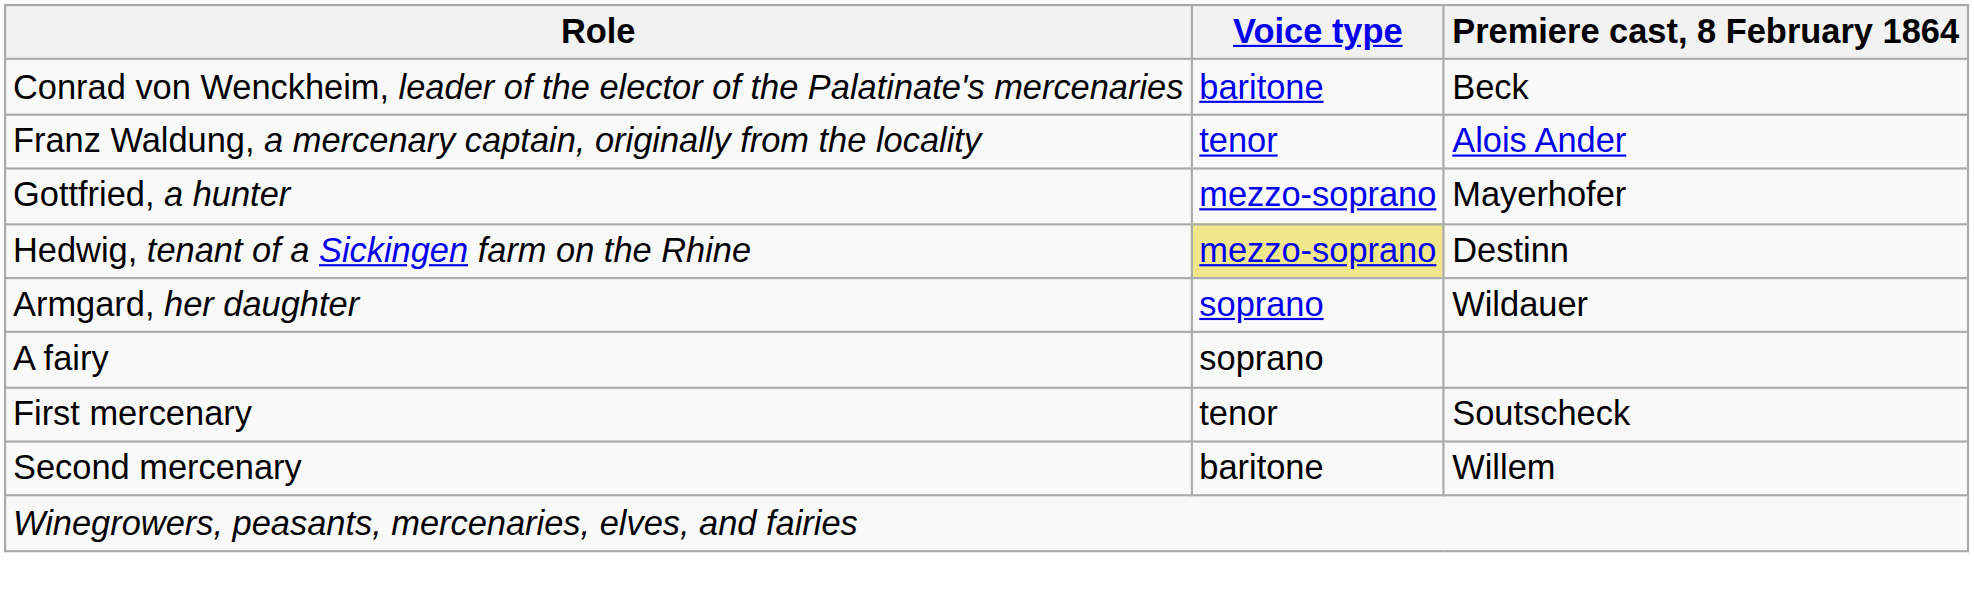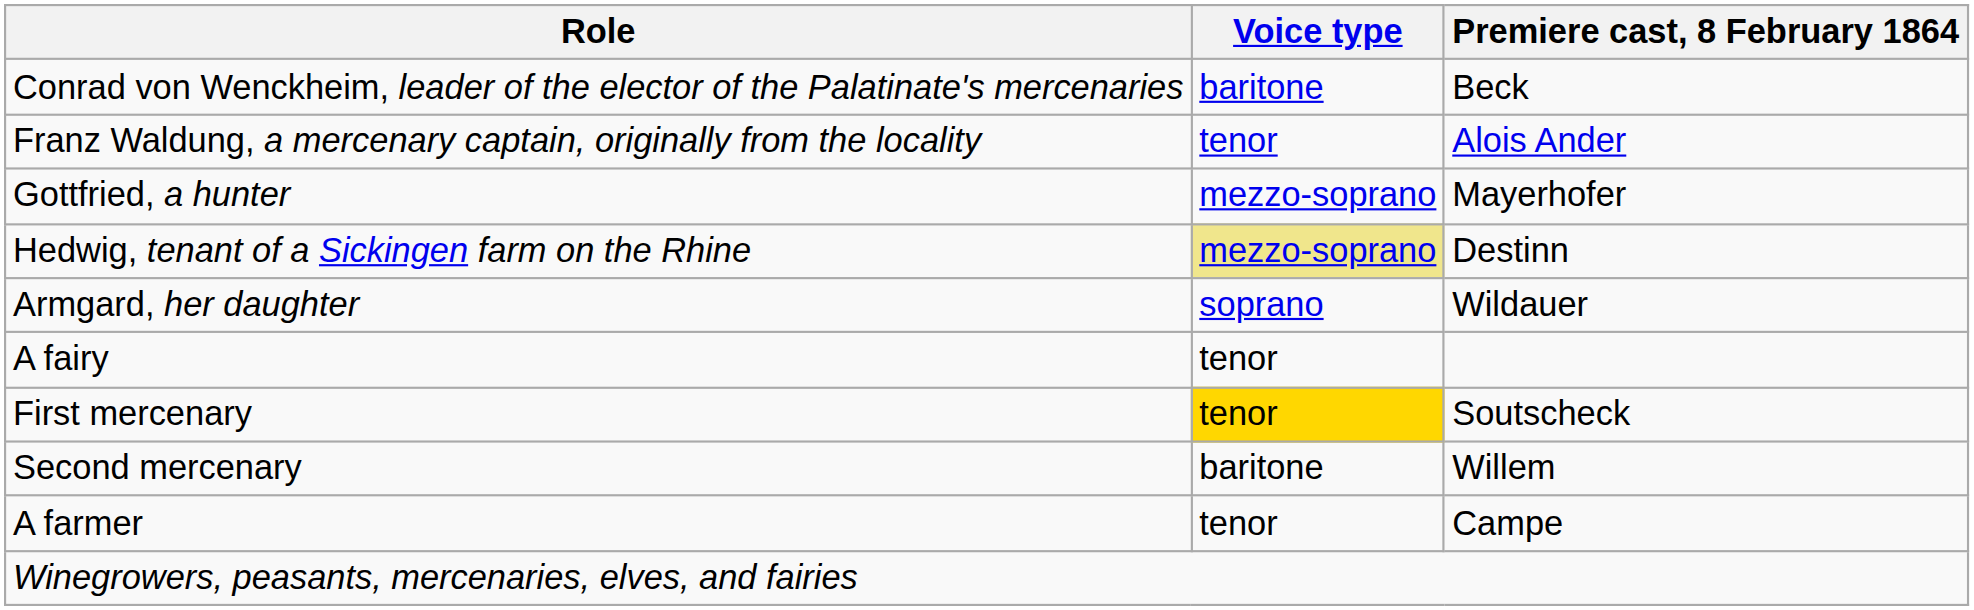(1261, 359) soprano -> (1239, 359) tenor
(1239, 413) no background -> (1239, 413) gold background
+ row: (78, 522)
